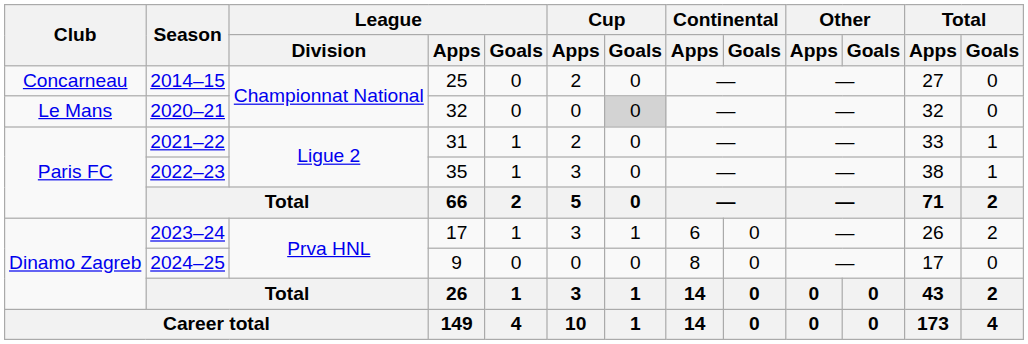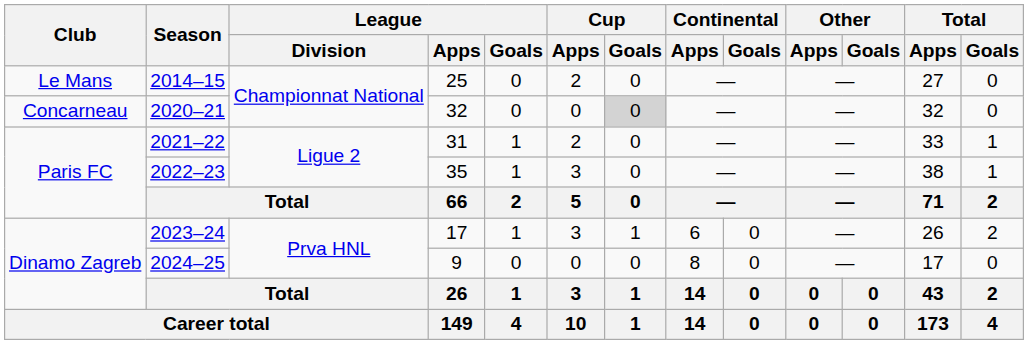(75, 80) Concarneau -> (75, 80) Le Mans
(75, 111) Le Mans -> (75, 111) Concarneau
